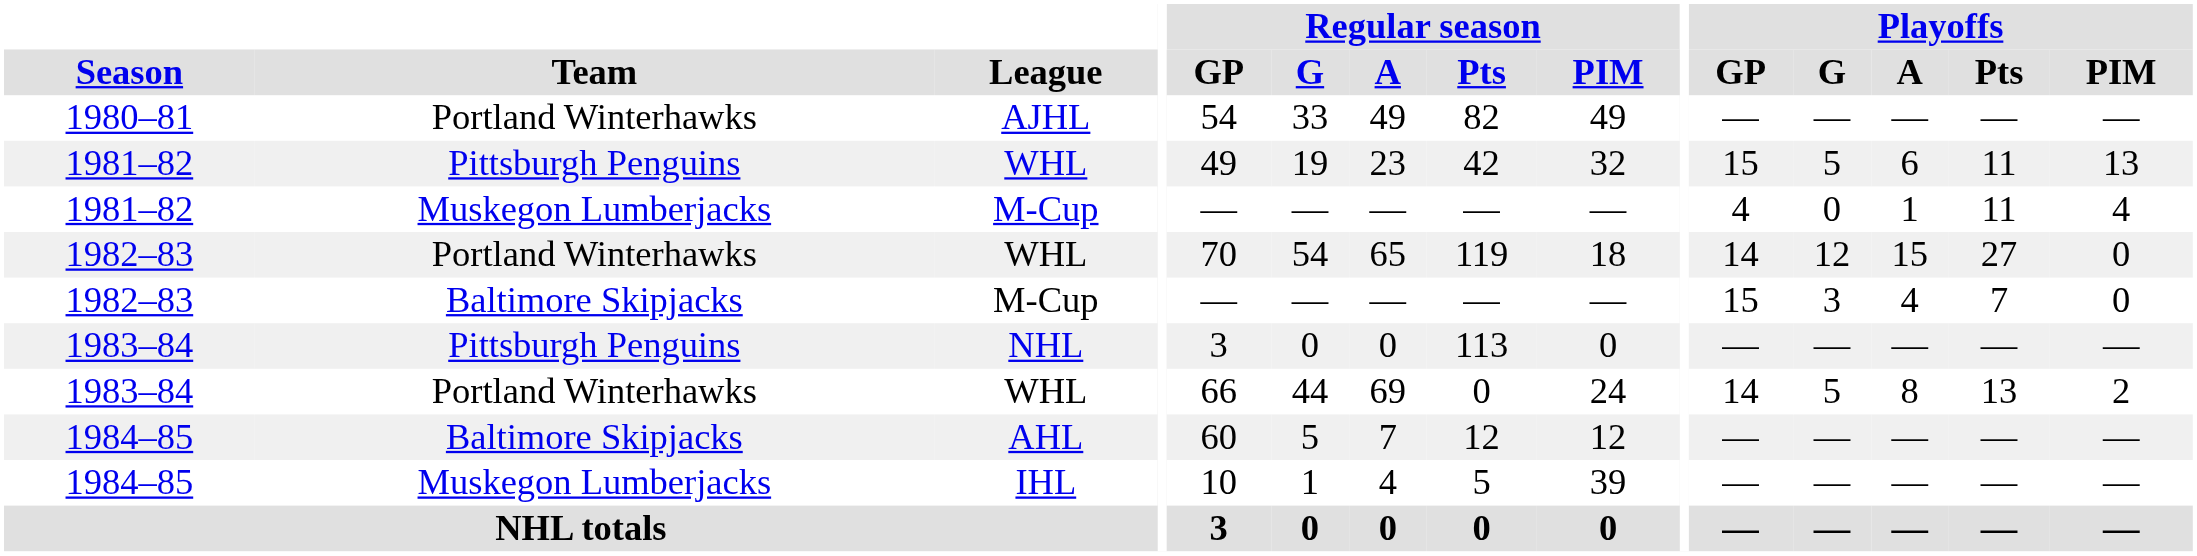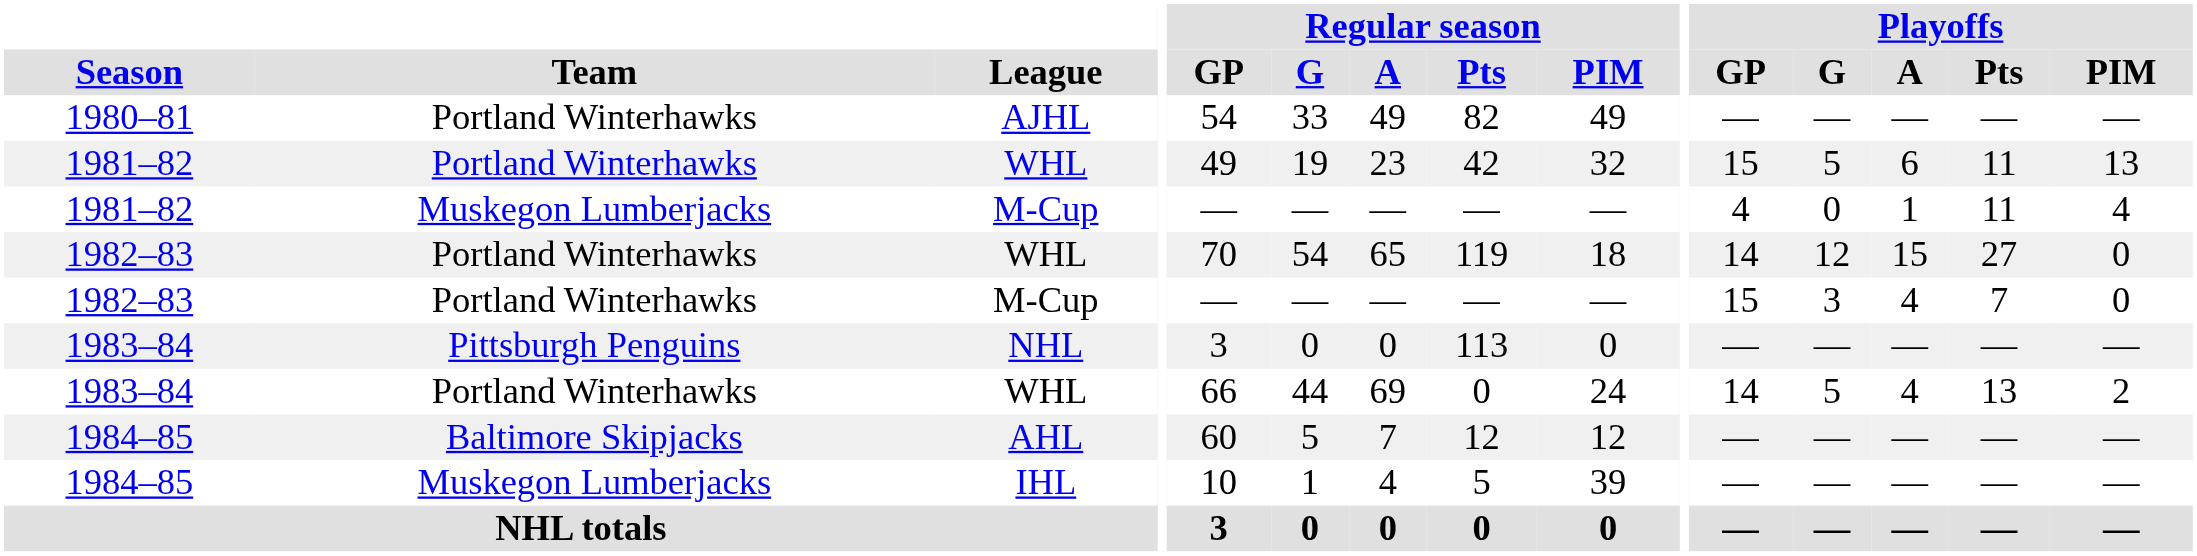(594, 162) Pittsburgh Penguins -> (594, 162) Portland Winterhawks
(594, 299) Baltimore Skipjacks -> (594, 299) Portland Winterhawks
(1910, 390) 8 -> (1910, 390) 4
